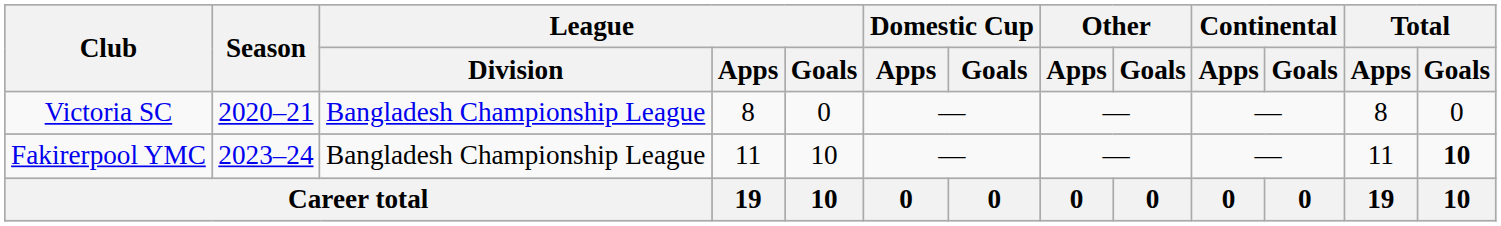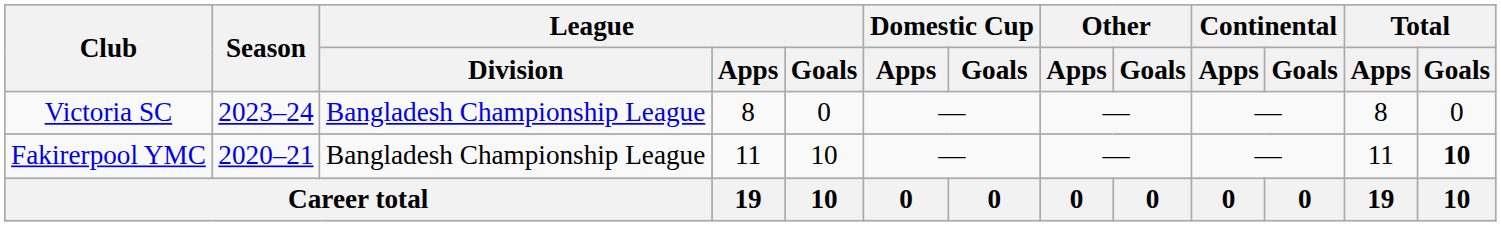(266, 112) 2020–21 -> (266, 112) 2023–24
(266, 155) 2023–24 -> (266, 155) 2020–21
